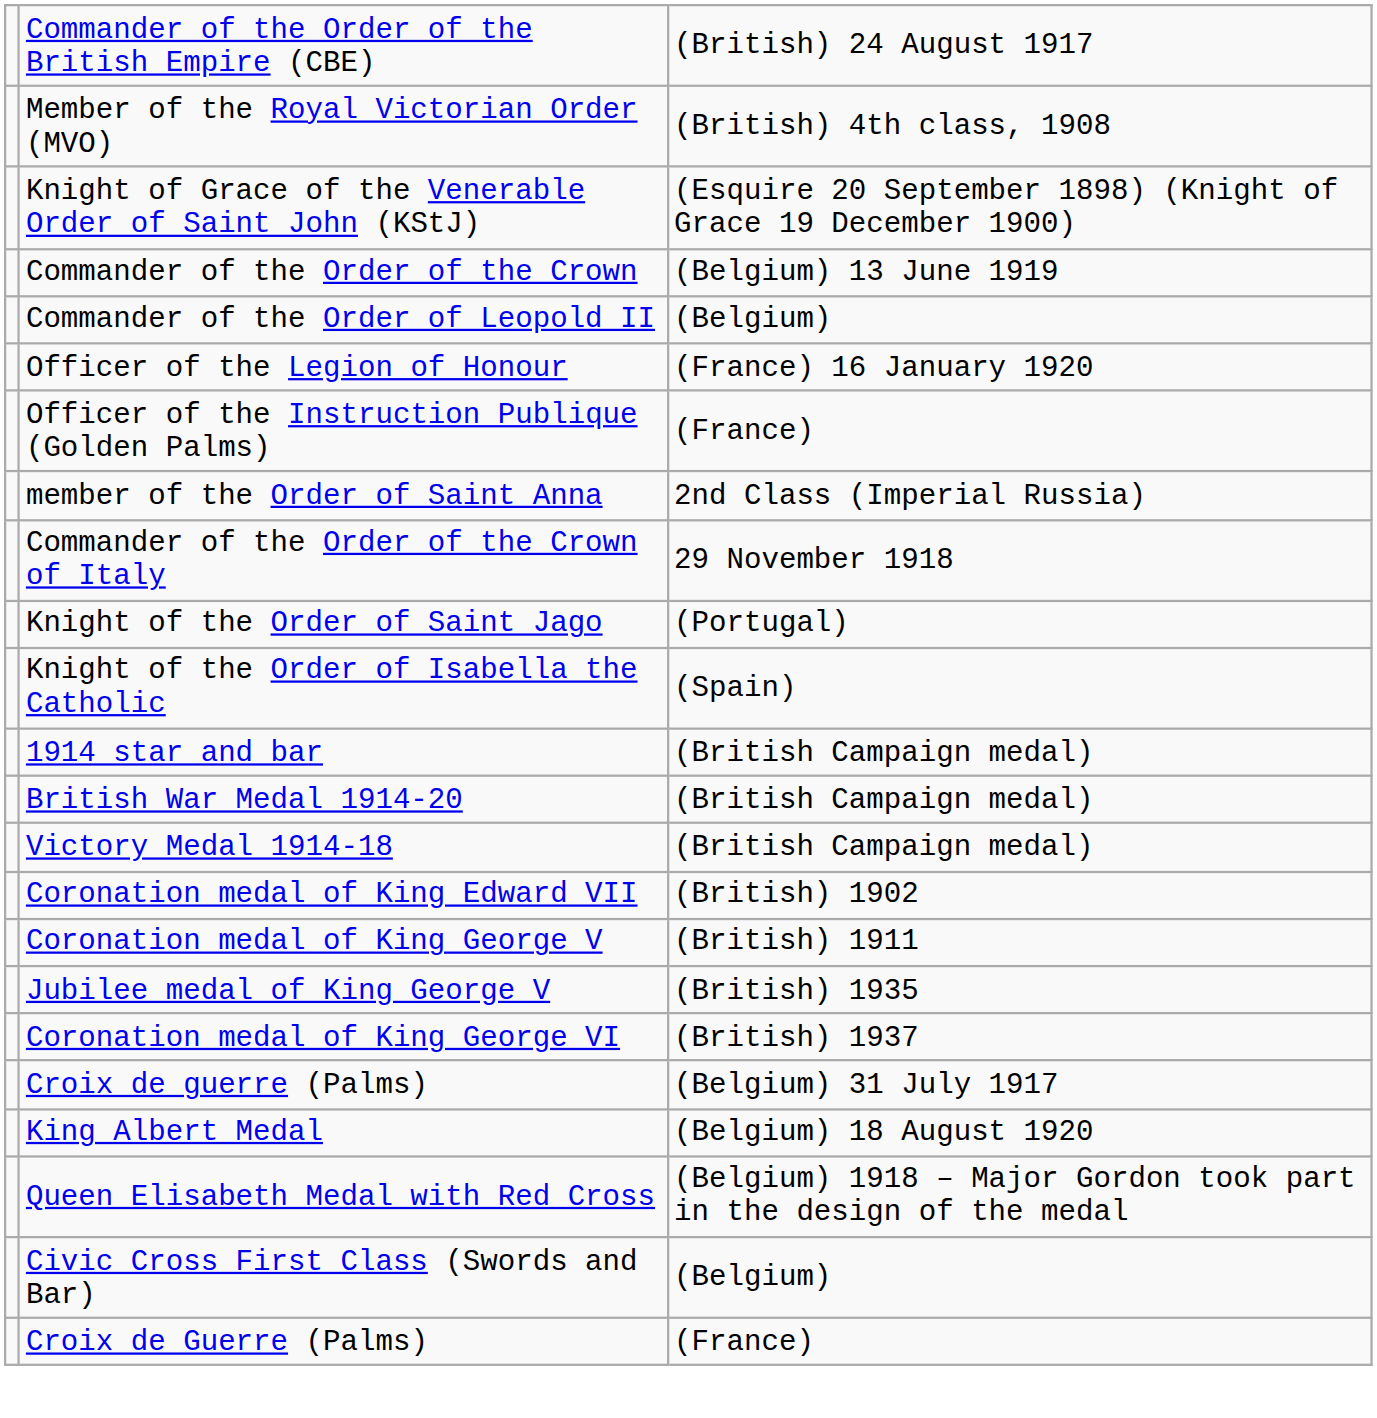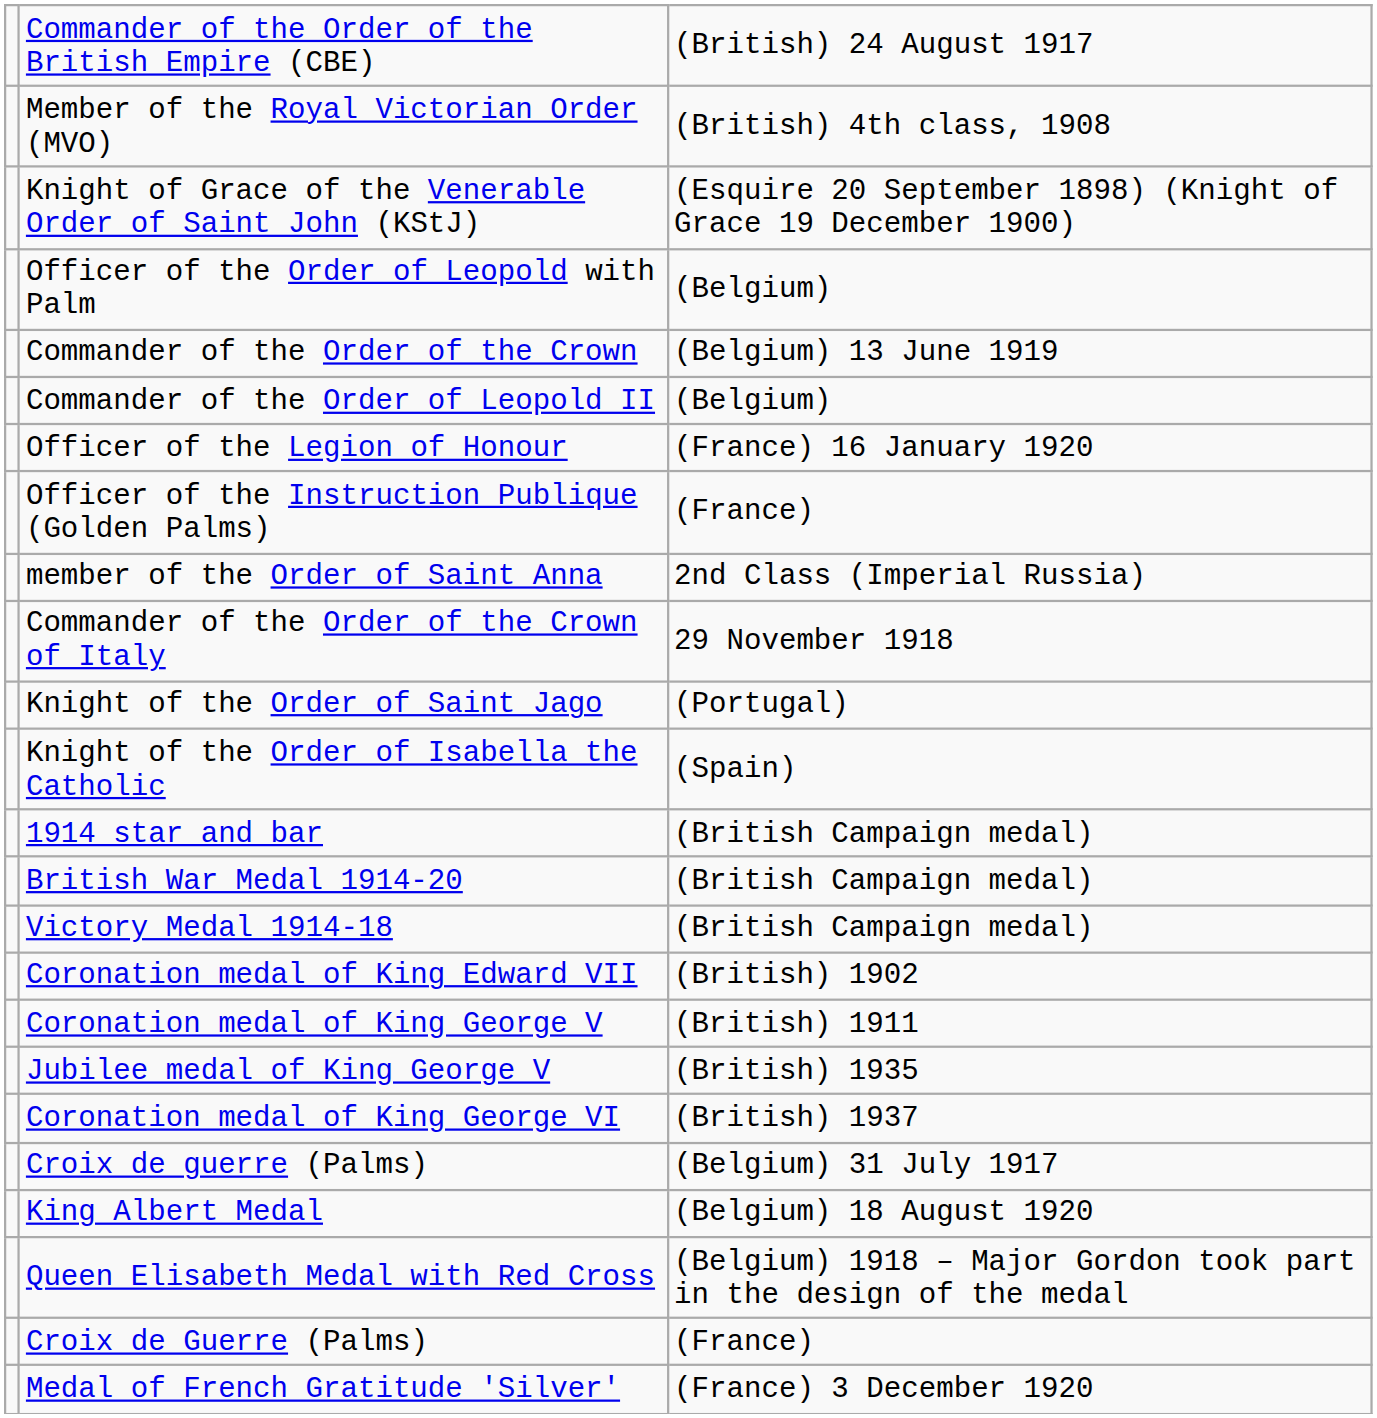+ row: (340, 289)
- row: (332, 1278)
+ row: (323, 1389)
